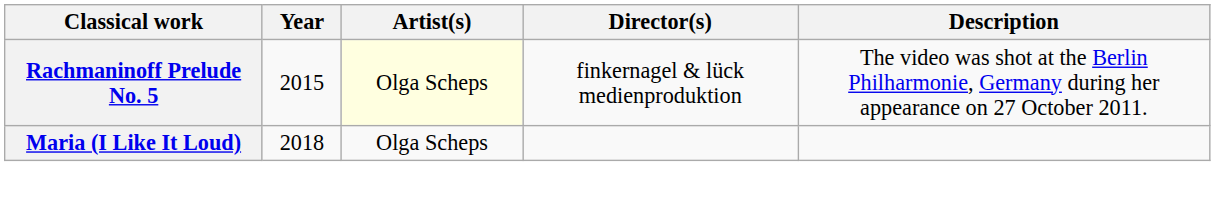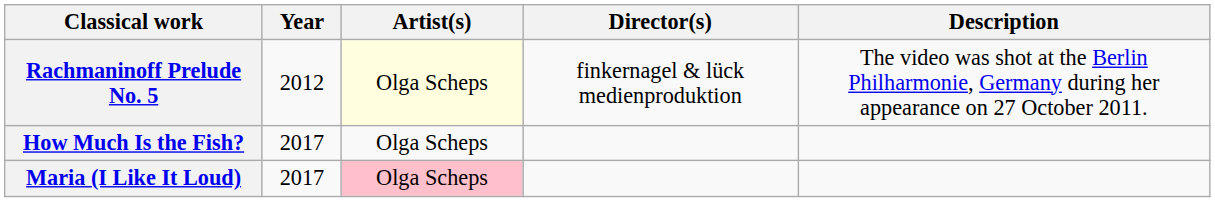(302, 82) 2015 -> (302, 82) 2012
+ row: (134, 142)
(302, 142) 2018 -> (302, 177) 2017
(432, 142) no background -> (432, 177) pink background
